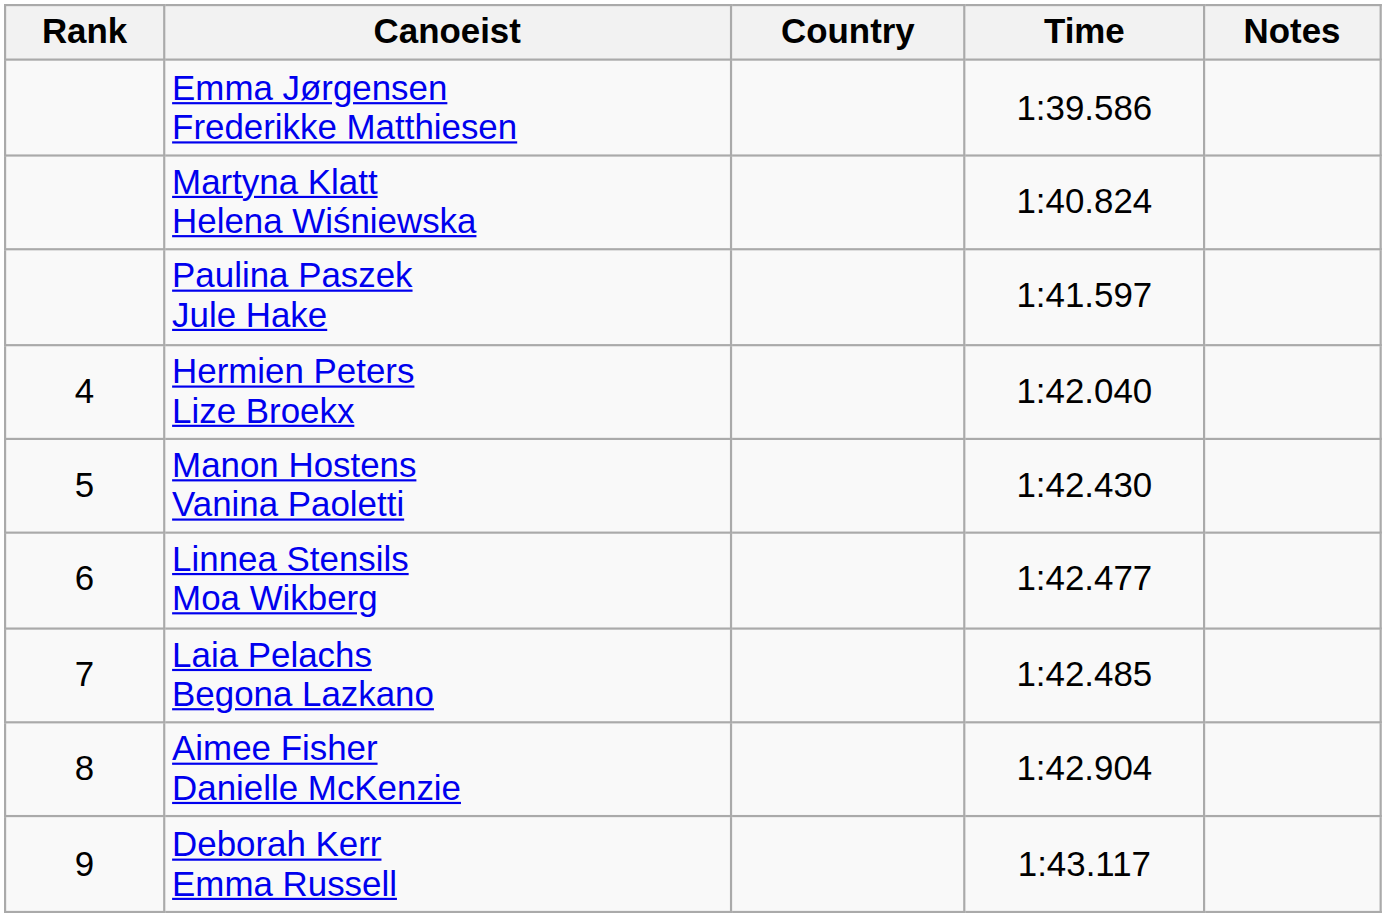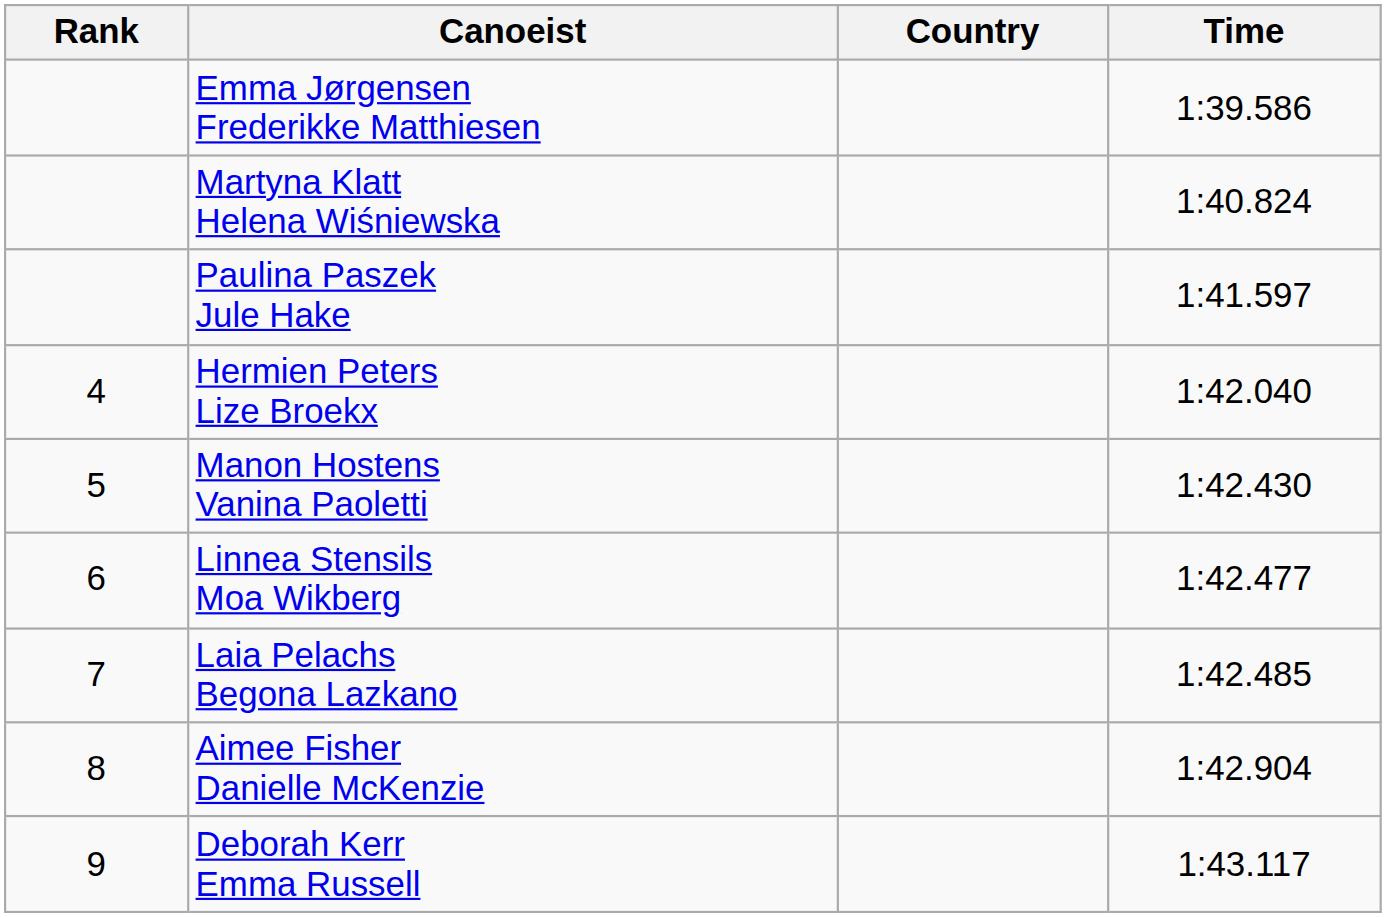- column: (1292, 32)
